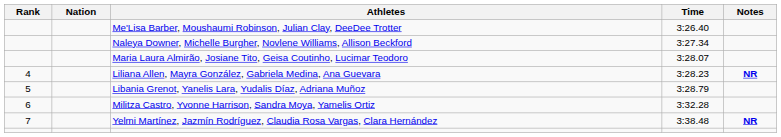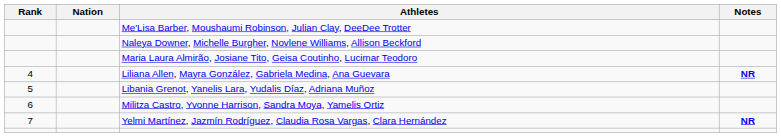- column: (693, 12)
